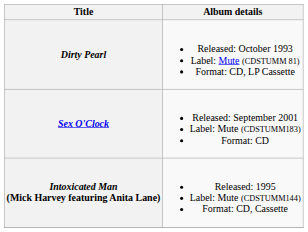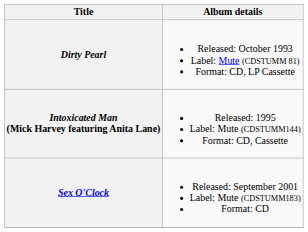rows swapped: (83, 192) <-> (83, 123)
